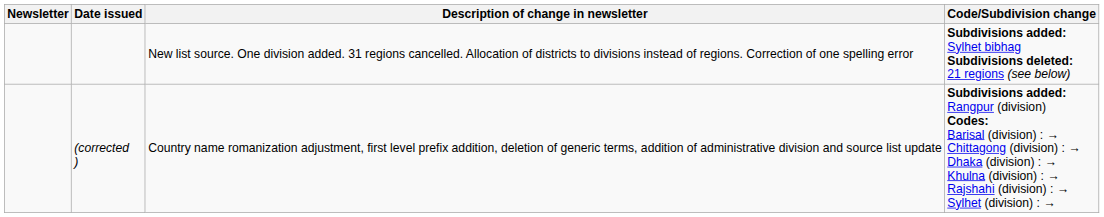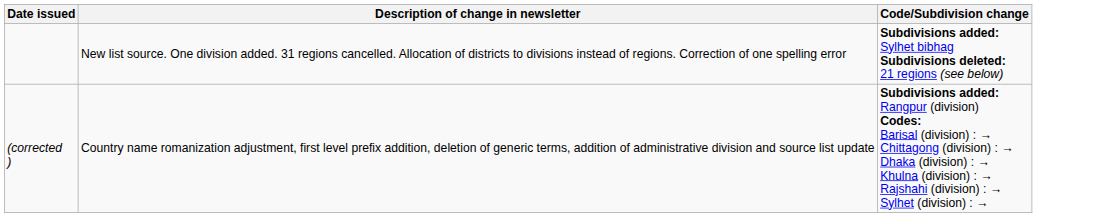- column: (38, 14)
